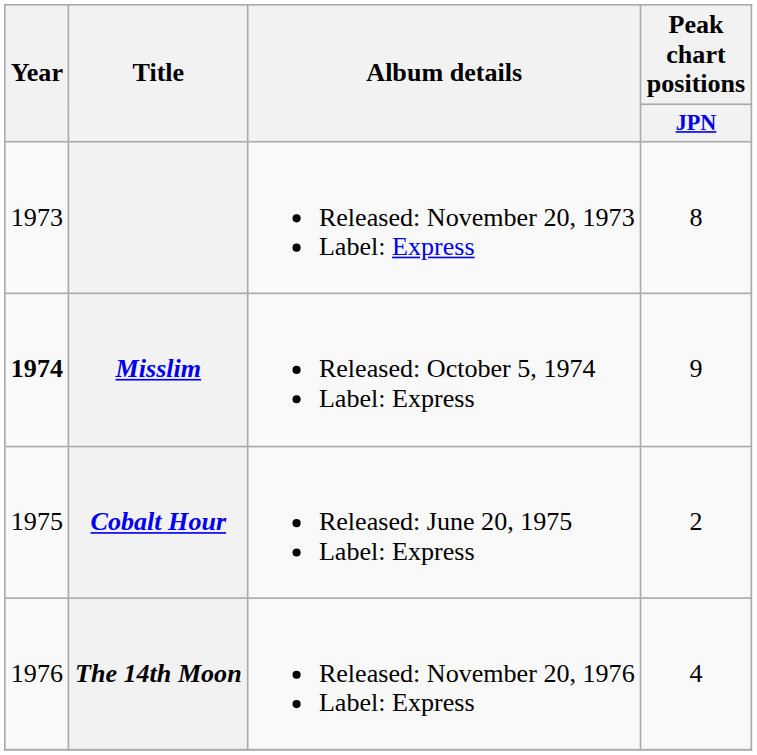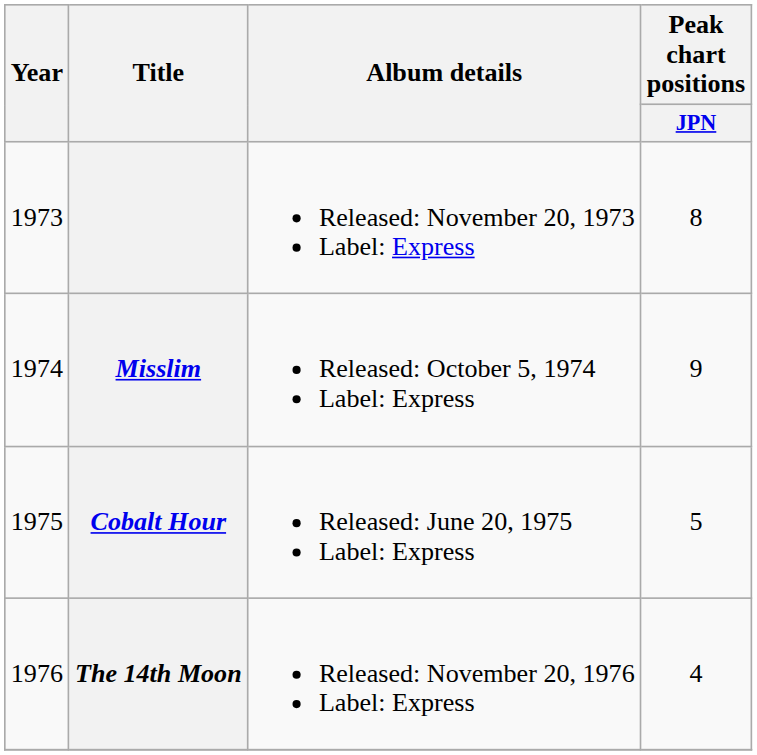(37, 369) bold -> (37, 369) normal
(696, 521) 2 -> (696, 521) 5
